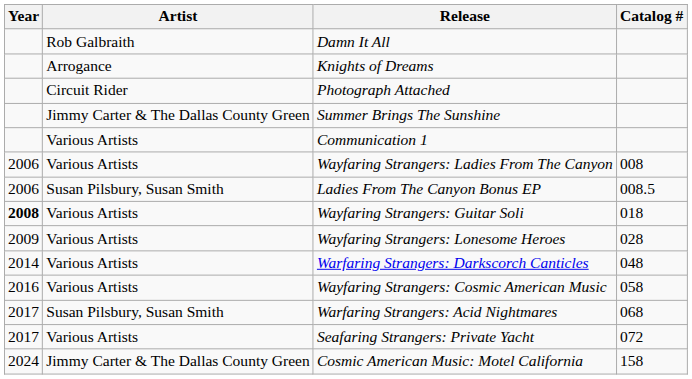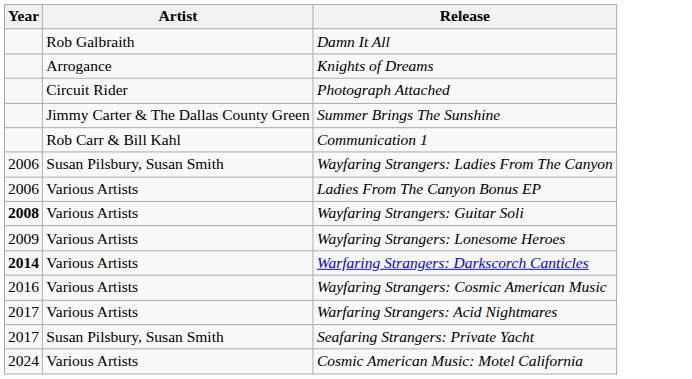- column: (652, 16)
(92, 139) Various Artists -> (114, 139) Rob Carr & Bill Kahl
(92, 164) Various Artists -> (135, 164) Susan Pilsbury, Susan Smith
(135, 189) Susan Pilsbury, Susan Smith -> (92, 189) Various Artists
(24, 262) normal -> (24, 262) bold
(135, 312) Susan Pilsbury, Susan Smith -> (92, 312) Various Artists
(92, 336) Various Artists -> (135, 336) Susan Pilsbury, Susan Smith
(178, 361) Jimmy Carter & The Dallas County Green -> (92, 361) Various Artists
